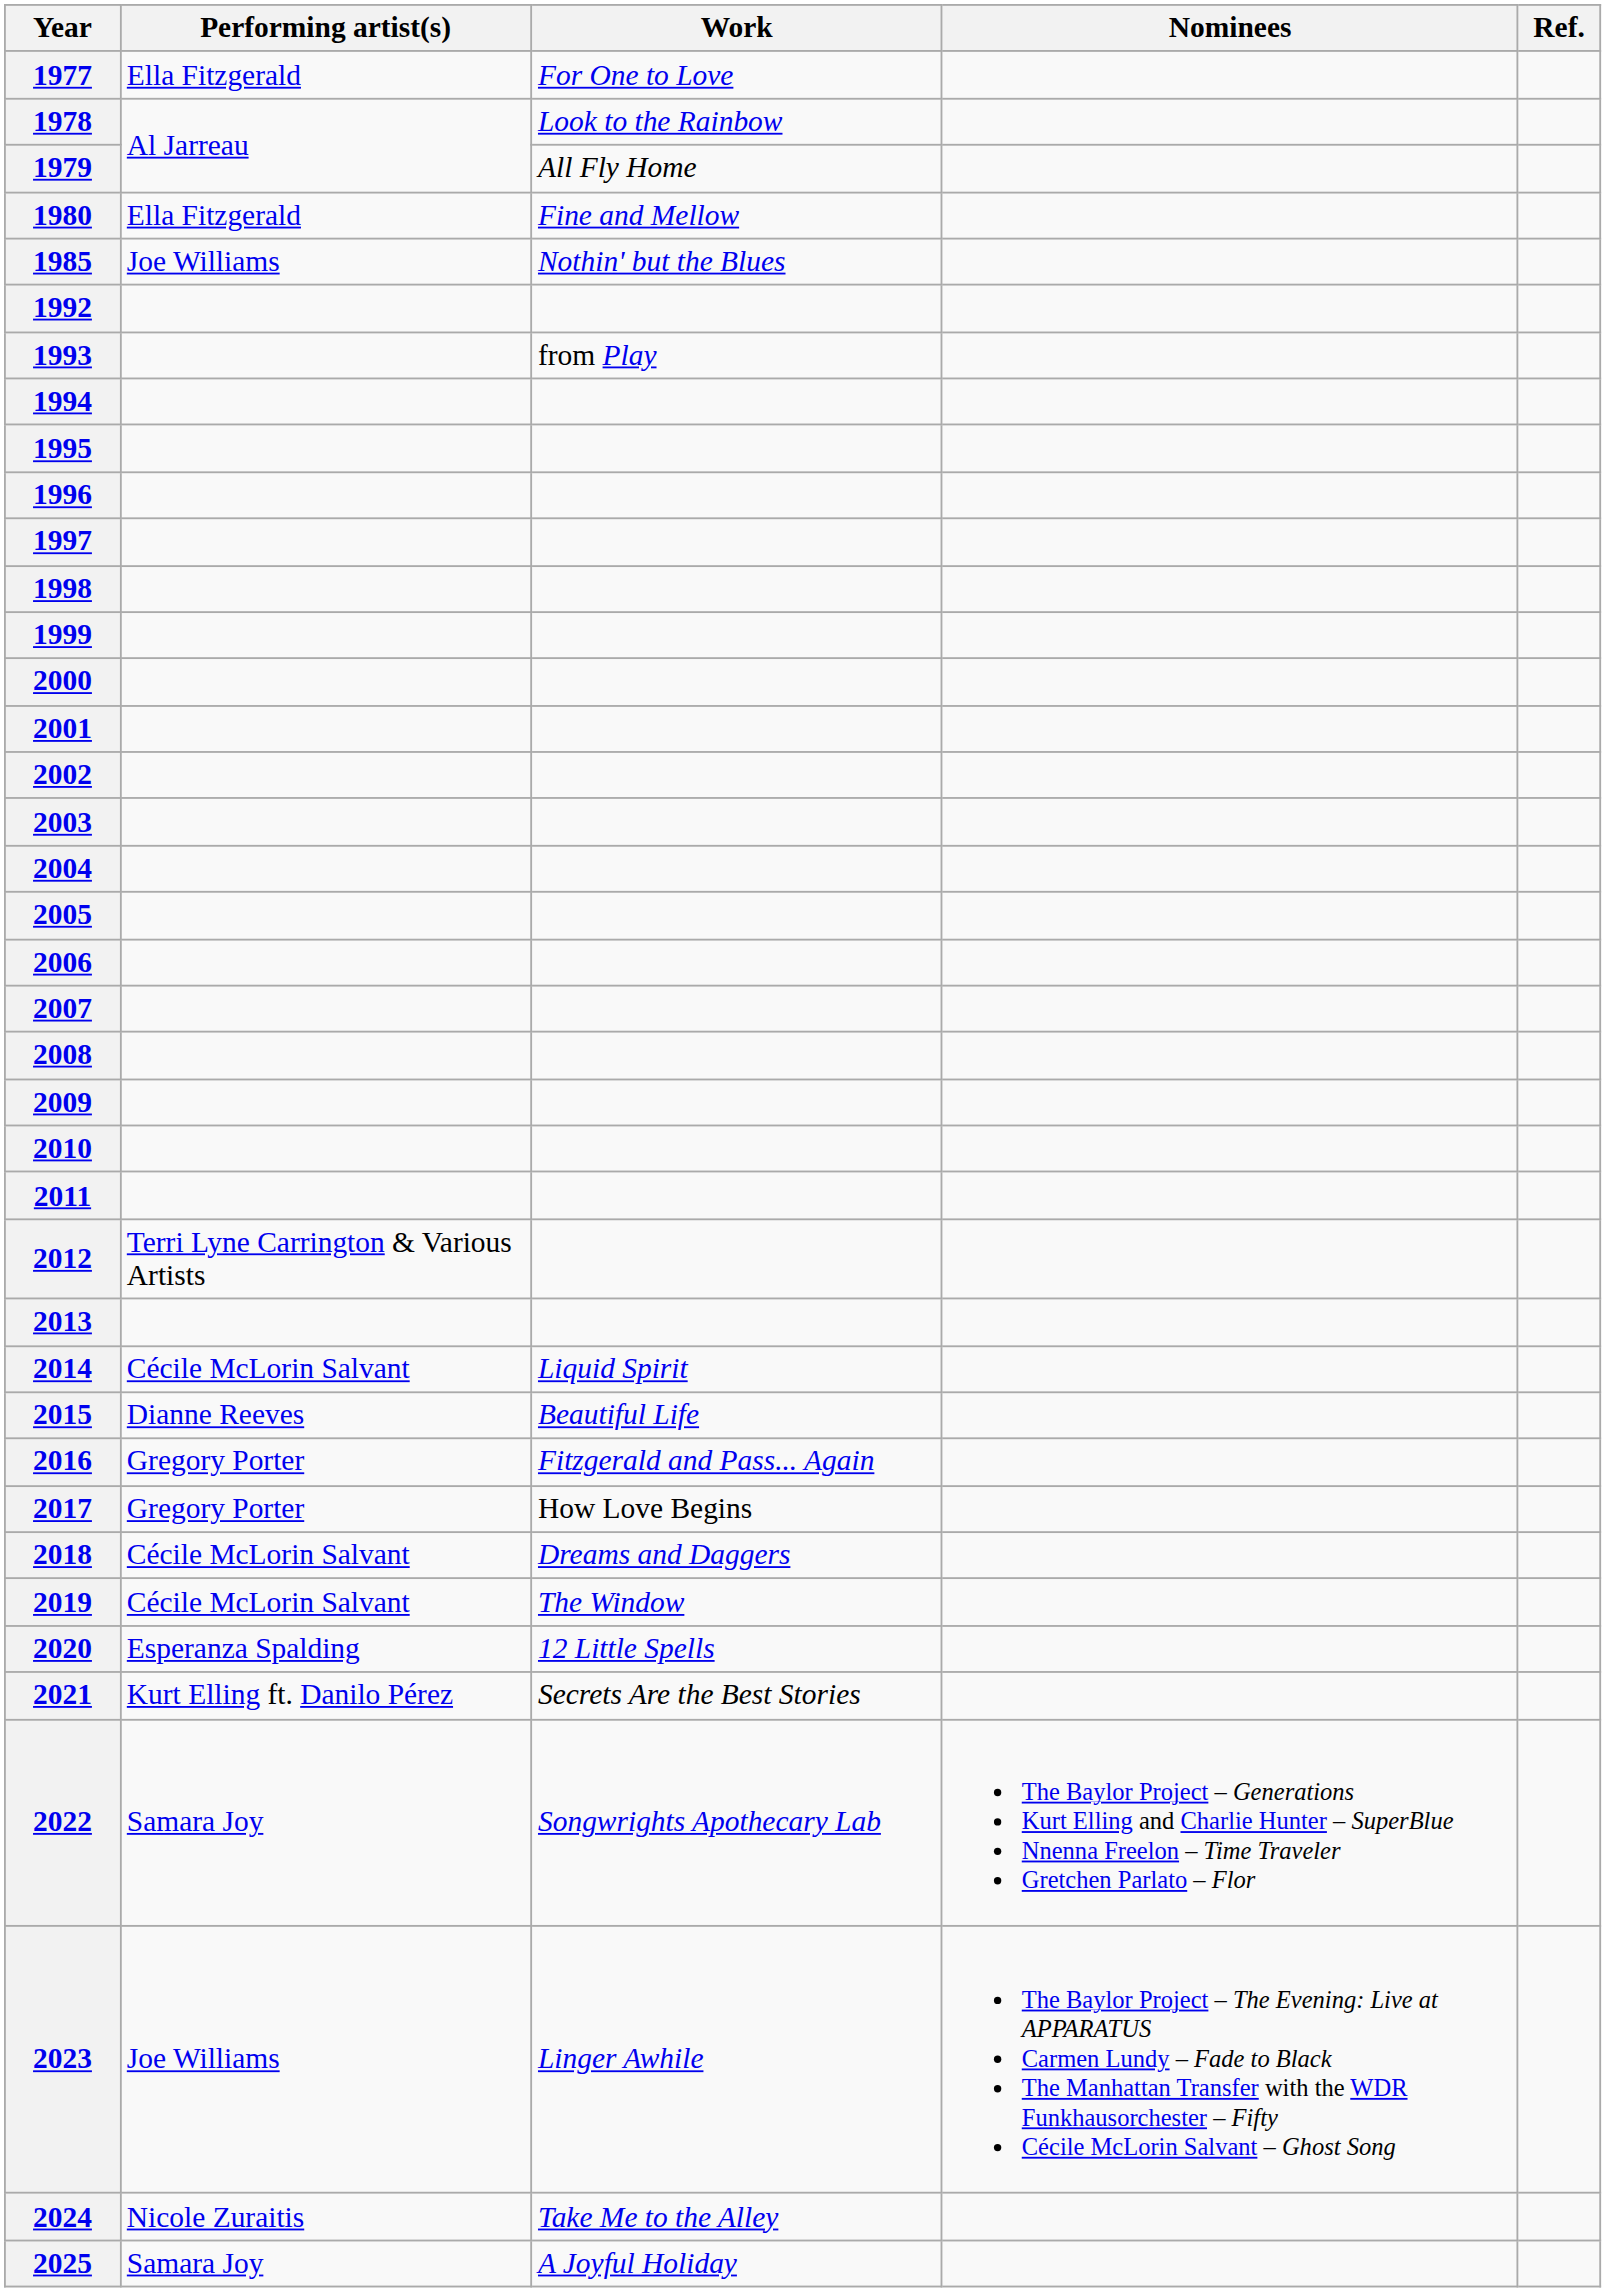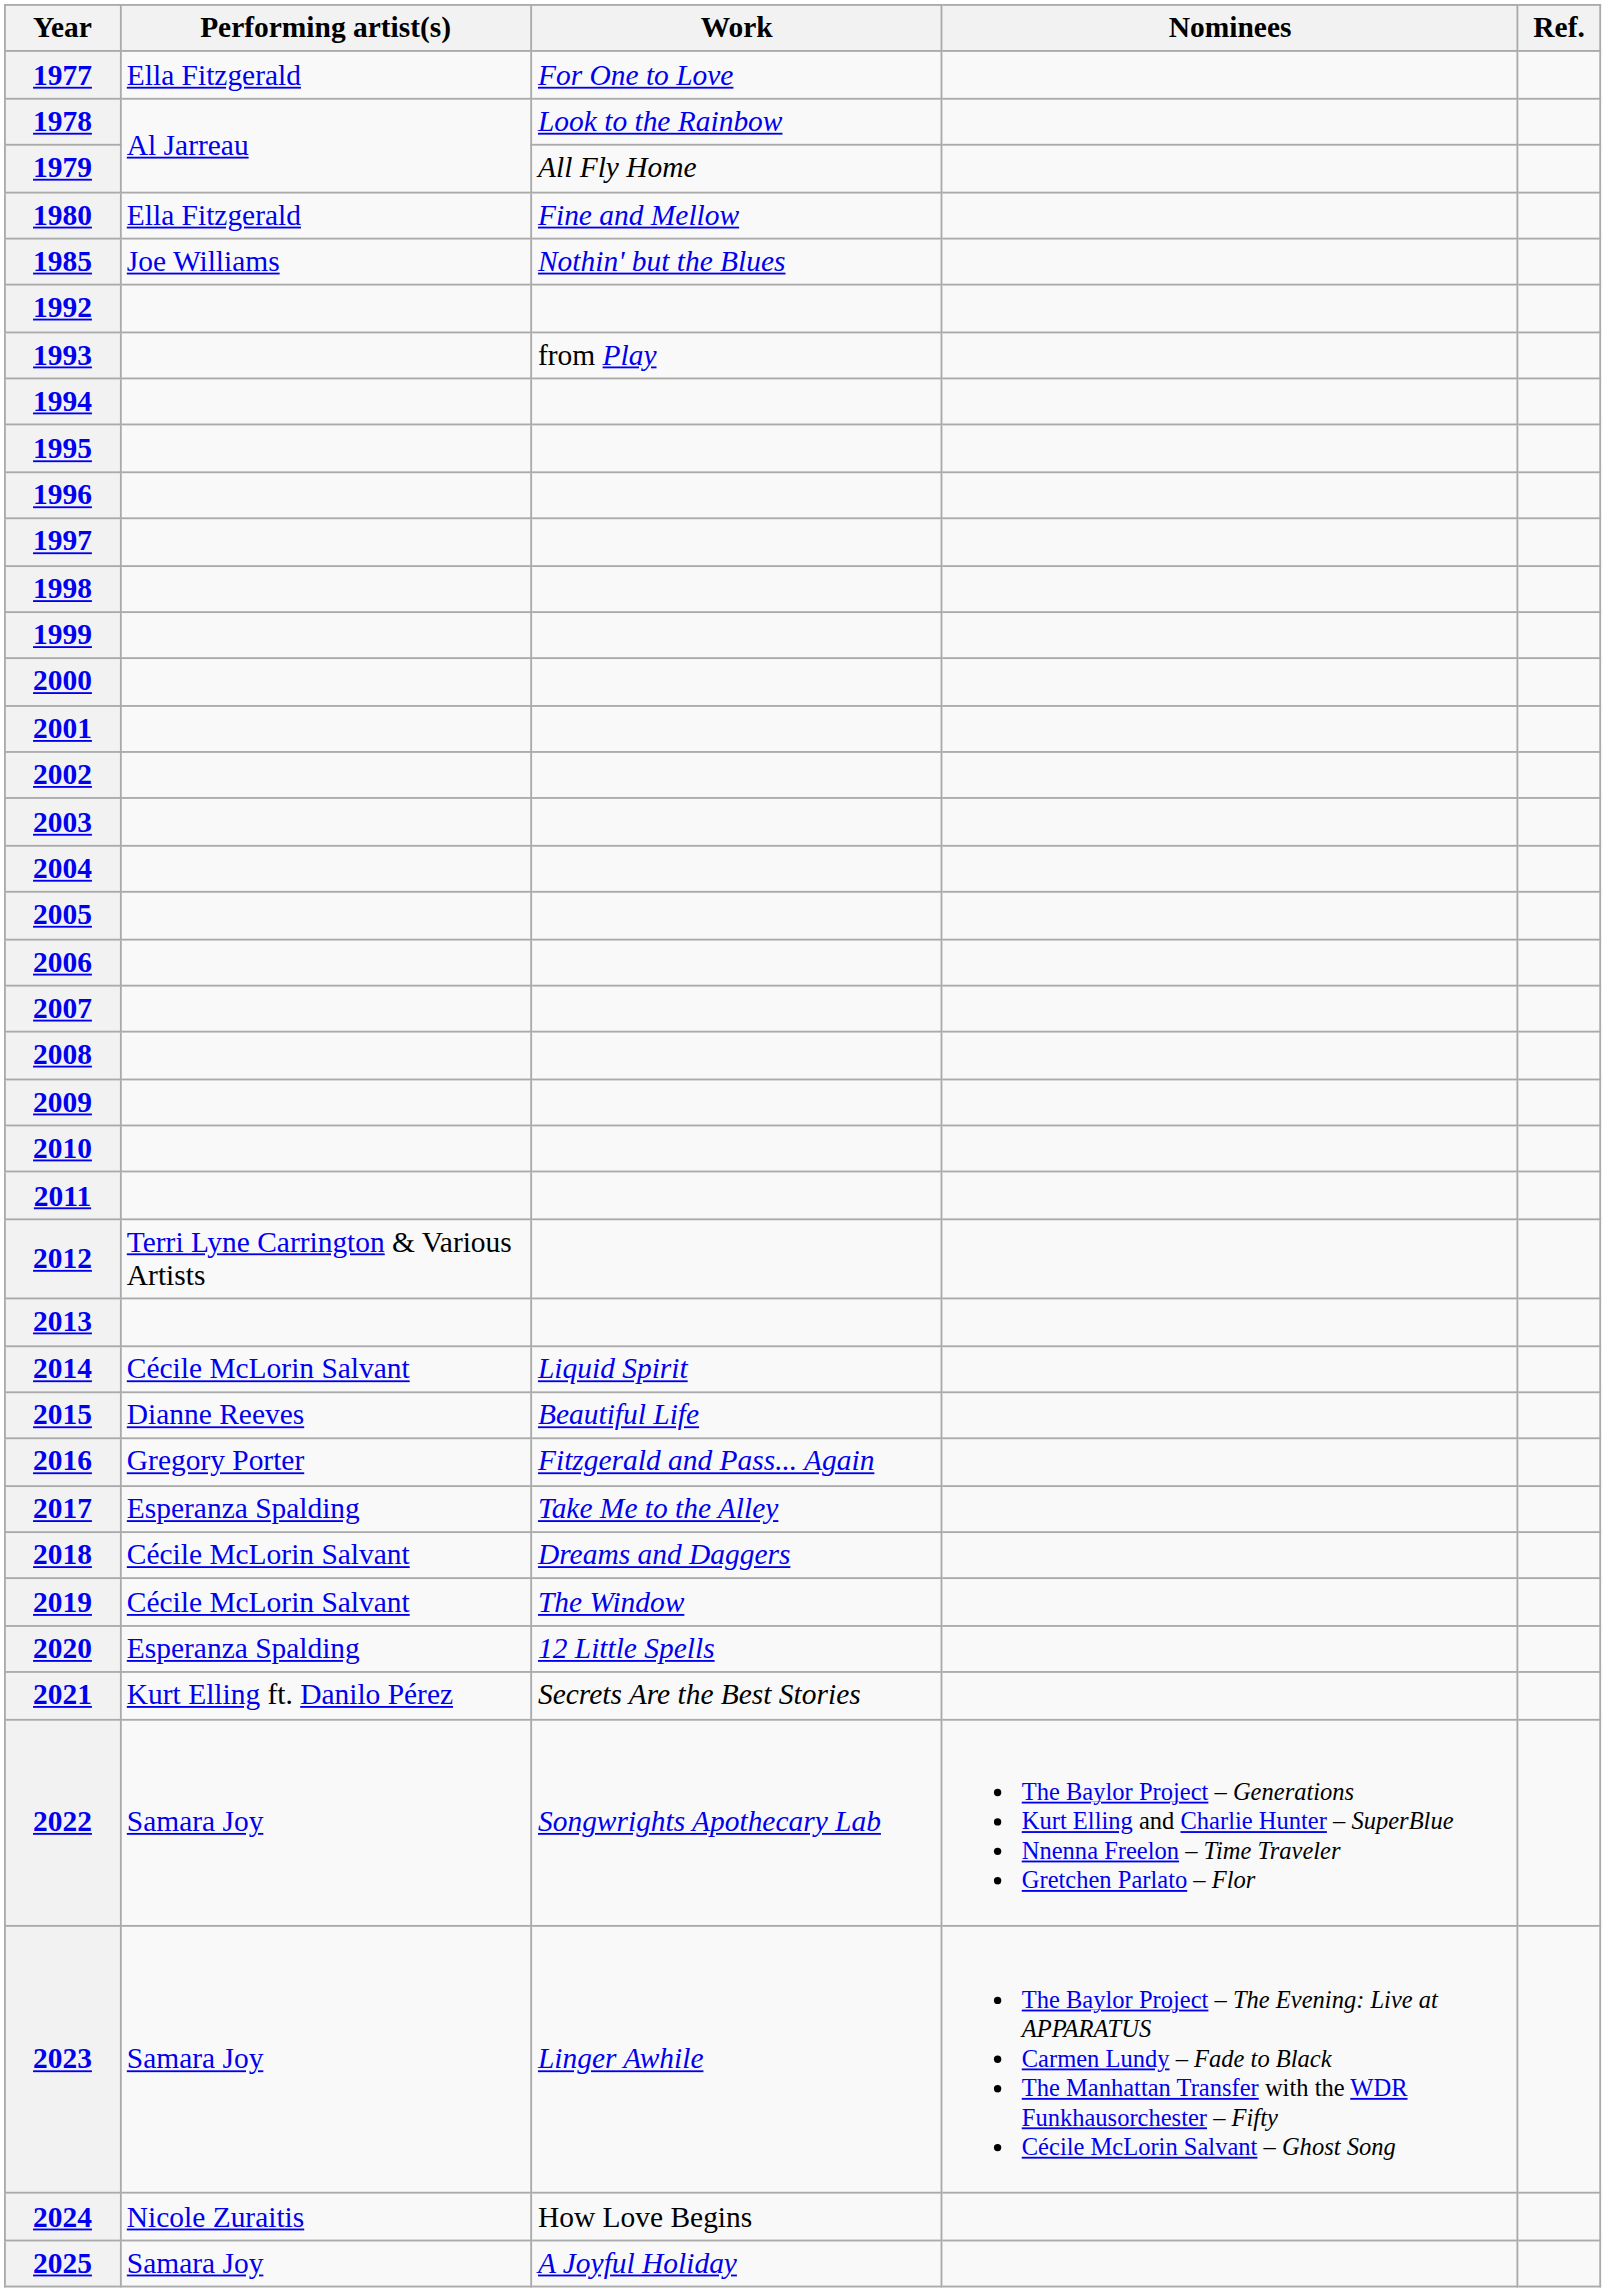(216, 1508) Gregory Porter -> (243, 1508) Esperanza Spalding
(645, 1508) How Love Begins -> (658, 1508) Take Me to the Alley
(203, 2059) Joe Williams -> (195, 2059) Samara Joy
(658, 2216) Take Me to the Alley -> (645, 2216) How Love Begins
